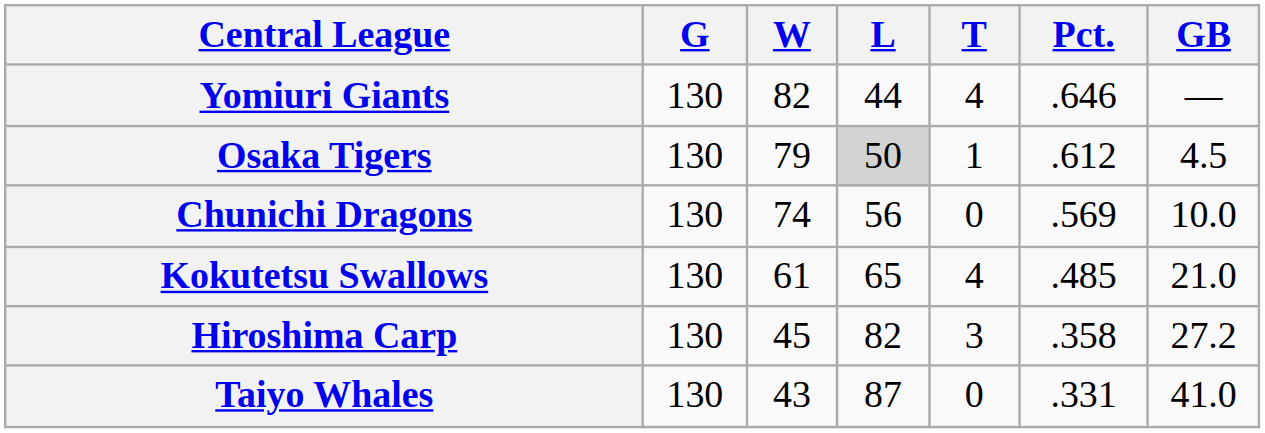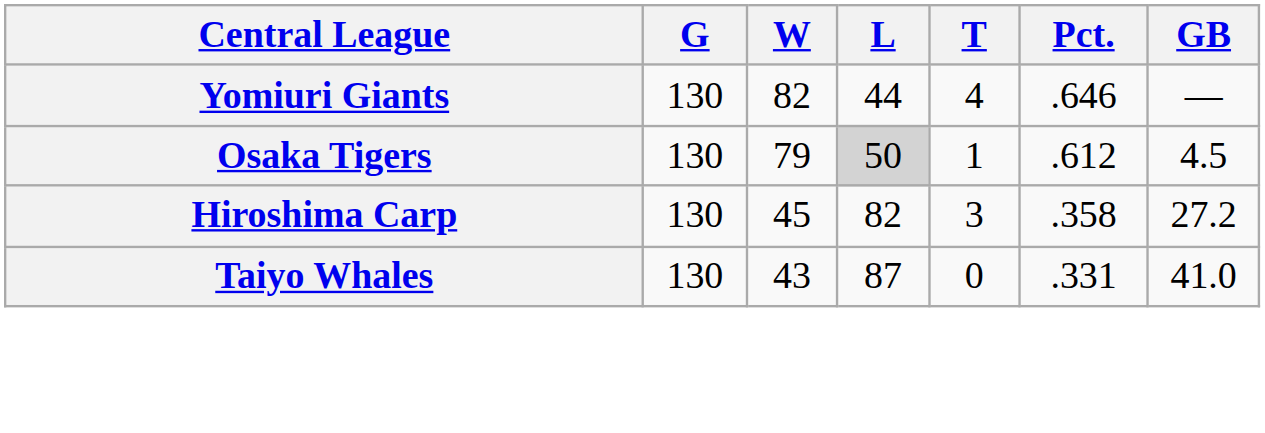- row: (324, 214)
- row: (324, 275)
